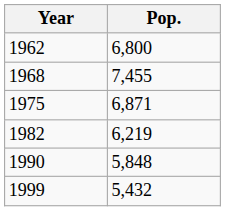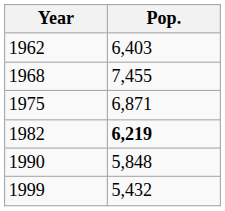(132, 47) 6,800 -> (132, 47) 6,403
(132, 133) normal -> (132, 133) bold
